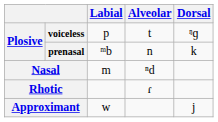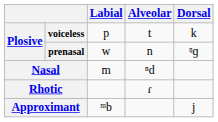(194, 32) ᵑɡ -> (194, 32) k
(106, 51) ᵐb -> (106, 51) w
(194, 51) k -> (194, 51) ᵑɡ
(106, 107) w -> (106, 107) ᵐb
